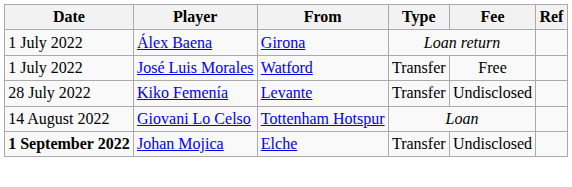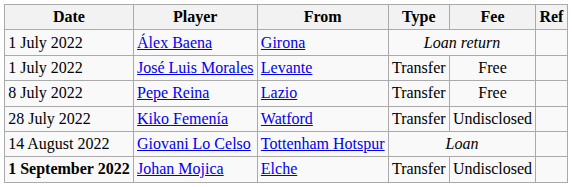(287, 67) Watford -> (287, 67) Levante
+ row: (173, 93)
(287, 93) Levante -> (287, 118) Watford
